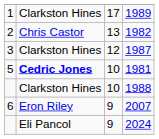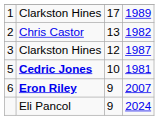- row: (138, 87)
(46, 106) normal -> (48, 87) bold
